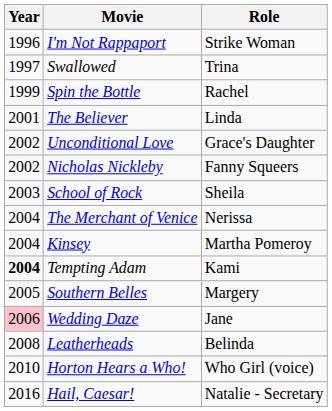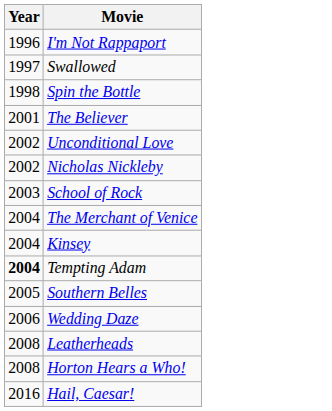- column: (264, 17)
(24, 92) 1999 -> (24, 92) 1998
(24, 318) pink background -> (24, 318) no background
(24, 368) 2010 -> (24, 368) 2008
